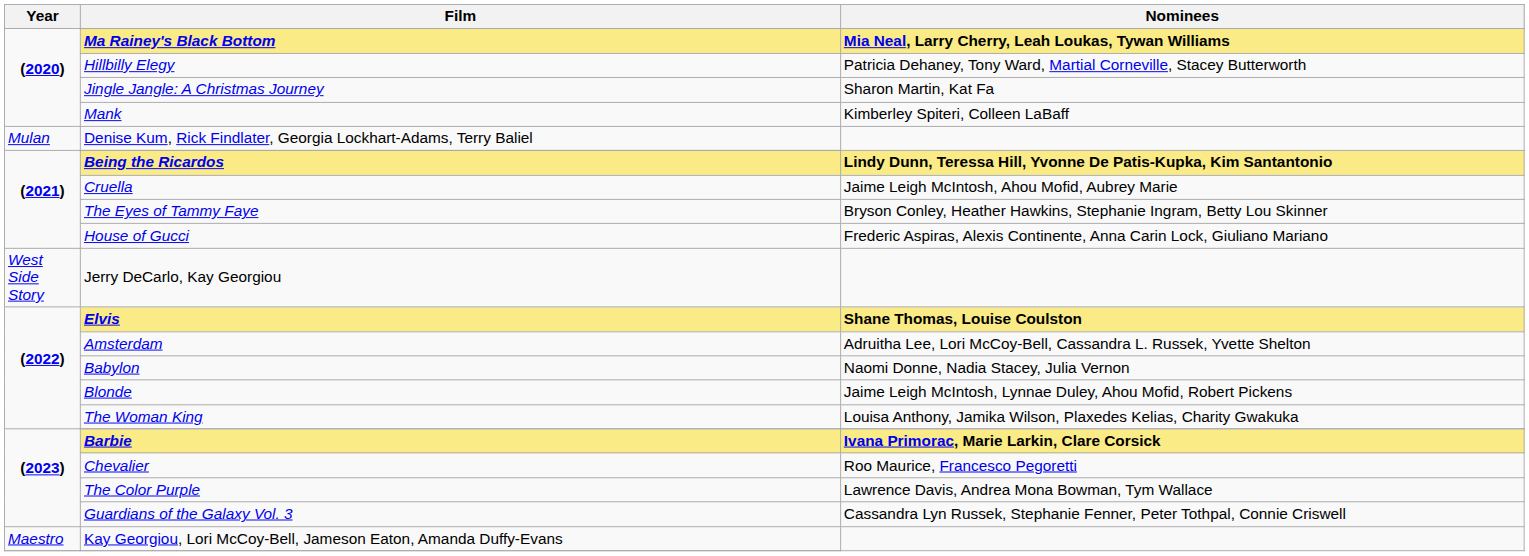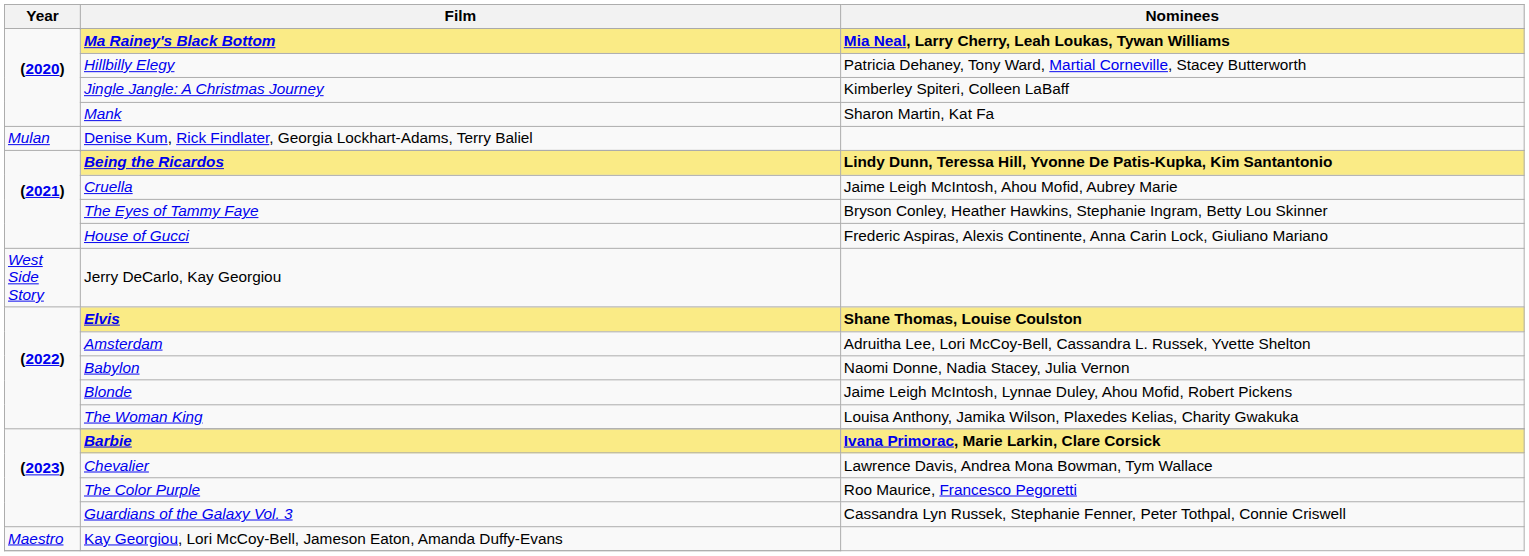(919, 89) Sharon Martin, Kat Fa -> (956, 89) Kimberley Spiteri, Colleen LaBaff
(956, 114) Kimberley Spiteri, Colleen LaBaff -> (919, 114) Sharon Martin, Kat Fa
(960, 465) Roo Maurice, Francesco Pegoretti -> (1028, 465) Lawrence Davis, Andrea Mona Bowman, Tym Wallace
(1028, 489) Lawrence Davis, Andrea Mona Bowman, Tym Wallace -> (960, 489) Roo Maurice, Francesco Pegoretti
